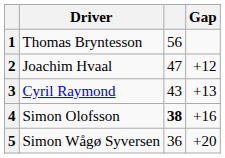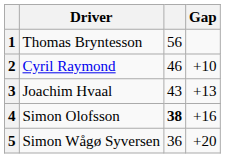(67, 66) Joachim Hvaal -> (69, 66) Cyril Raymond
(175, 66) 47 -> (175, 66) 46
(205, 66) +12 -> (205, 66) +10
(69, 91) Cyril Raymond -> (67, 91) Joachim Hvaal
